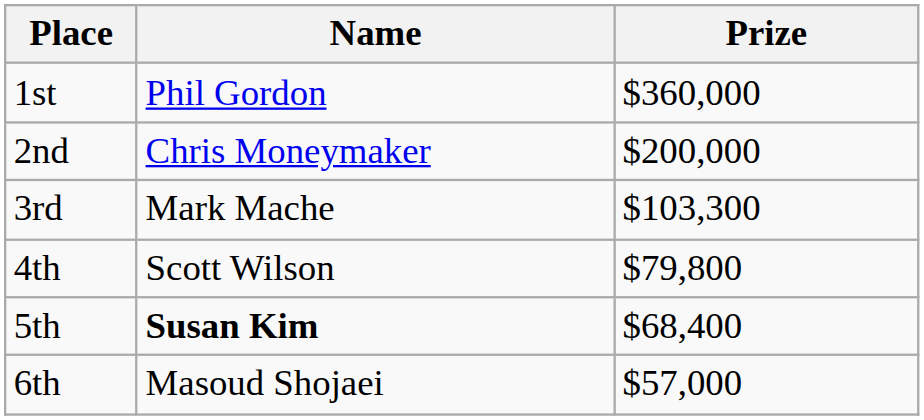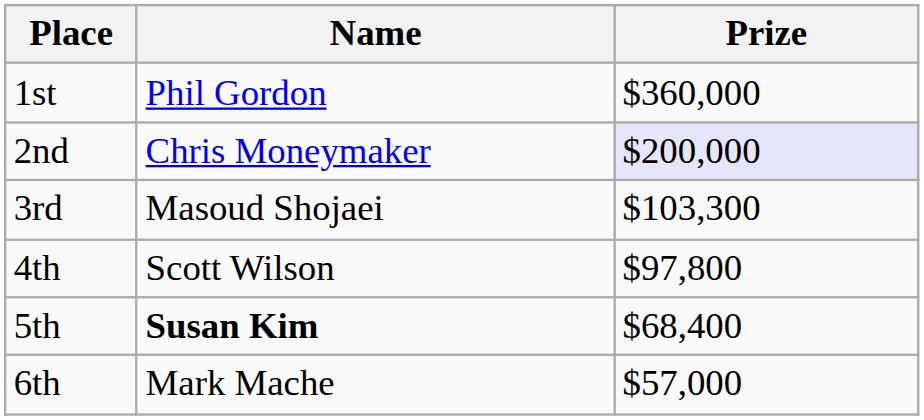(692, 150) no background -> (692, 150) lavender background
(240, 208) Mark Mache -> (265, 208) Masoud Shojaei
(682, 267) $79,800 -> (682, 267) $97,800
(265, 383) Masoud Shojaei -> (240, 383) Mark Mache
